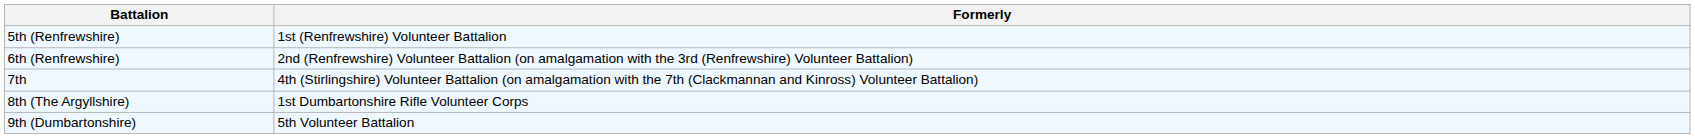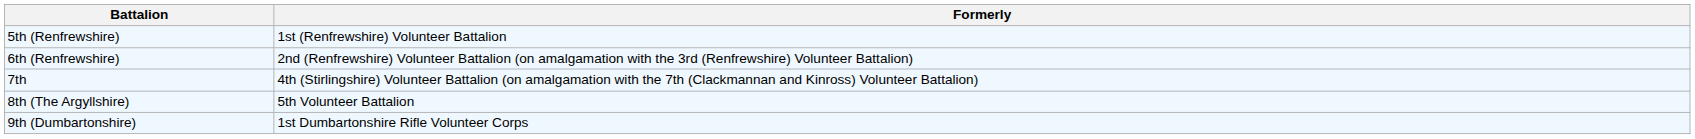(403, 101) 1st Dumbartonshire Rifle Volunteer Corps -> (346, 101) 5th Volunteer Battalion
(346, 123) 5th Volunteer Battalion -> (403, 123) 1st Dumbartonshire Rifle Volunteer Corps
